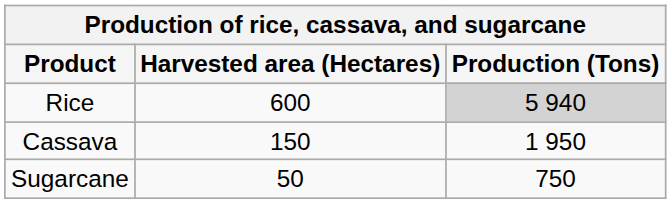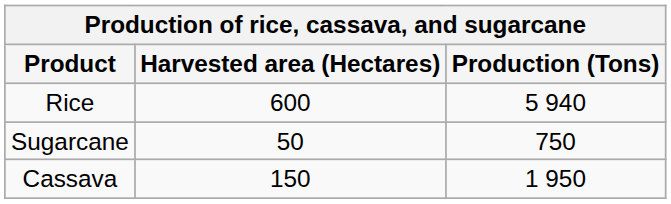(555, 102) lightgrey background -> (555, 102) no background
rows swapped: (70, 141) <-> (70, 179)
